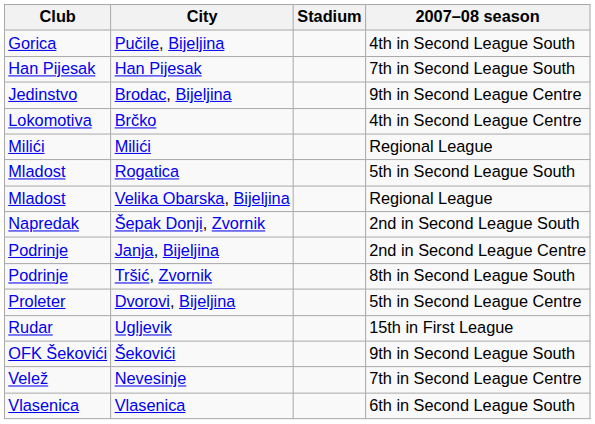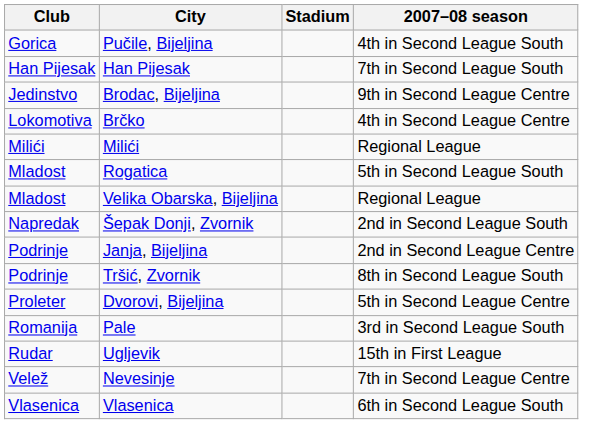+ row: (119, 328)
- row: (145, 353)
